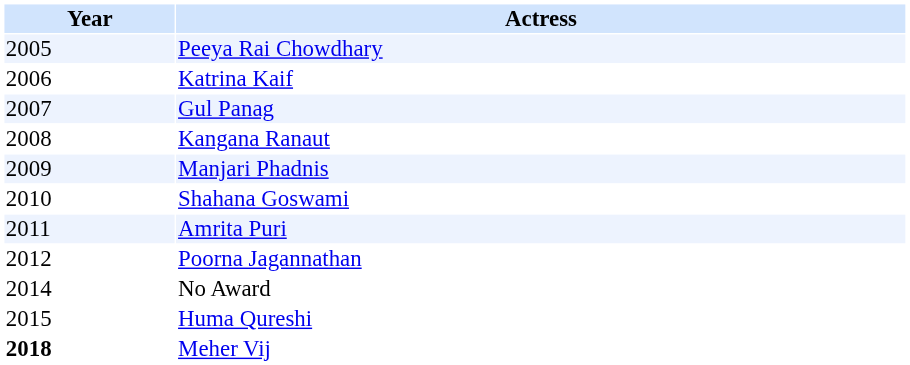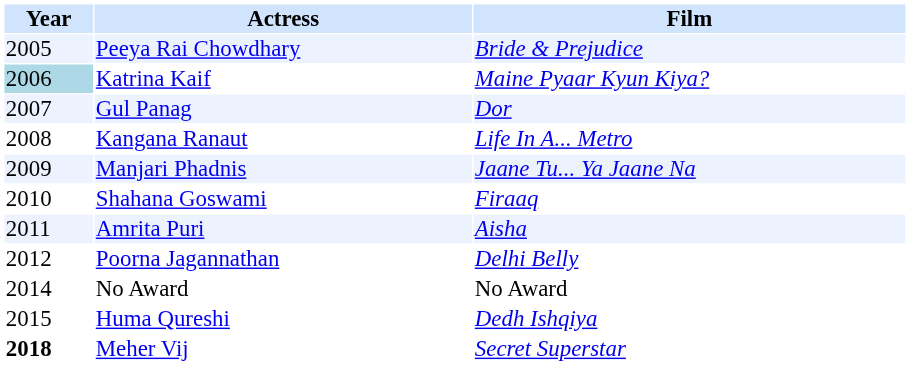+ column: (689, 18)
(29, 78) no background -> (29, 78) lightblue background
